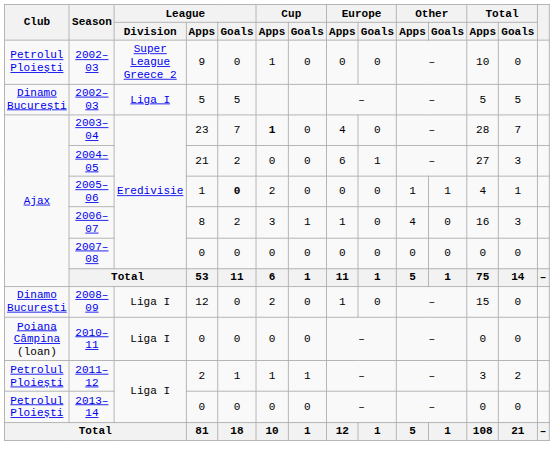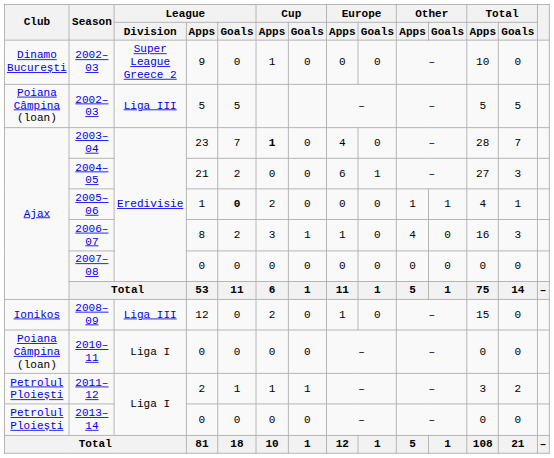(37, 62) Petrolul Ploiești -> (37, 62) Dinamo București
(37, 99) Dinamo București -> (37, 106) Poiana Câmpina (loan)
(150, 99) Liga I -> (150, 106) Liga III
(37, 302) Dinamo București -> (37, 315) Ionikos
(150, 302) Liga I -> (150, 315) Liga III
